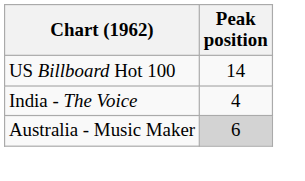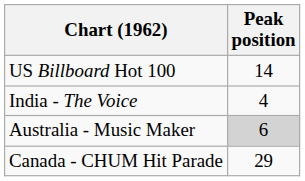+ row: (116, 160)
